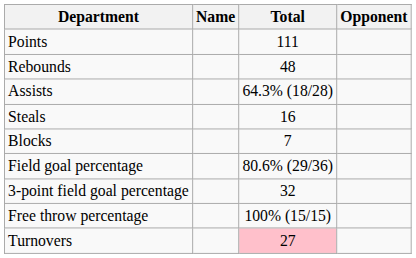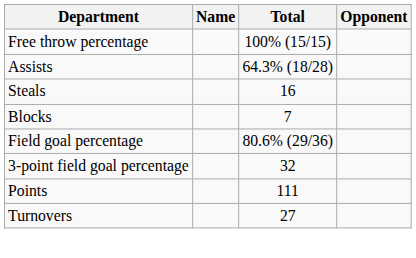rows swapped: (28, 41) <-> (78, 215)
- row: (39, 66)
(288, 240) pink background -> (288, 215) no background
